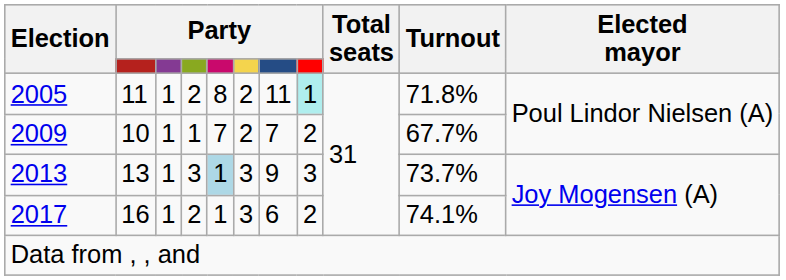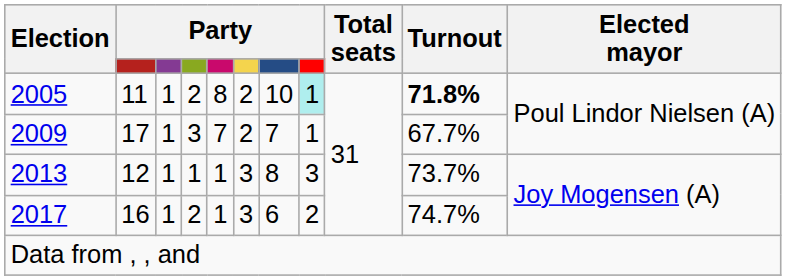(278, 93) 11 -> (279, 93) 10
(442, 93) normal -> (444, 93) bold
(135, 133) 10 -> (135, 133) 17
(194, 133) 1 -> (194, 133) 3
(310, 133) 2 -> (312, 133) 1
(135, 174) 13 -> (135, 174) 12
(194, 174) 3 -> (194, 174) 1
(220, 174) lightblue background -> (220, 174) no background
(272, 174) 9 -> (272, 174) 8
(442, 214) 74.1% -> (444, 214) 74.7%
